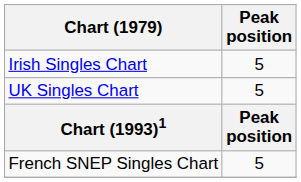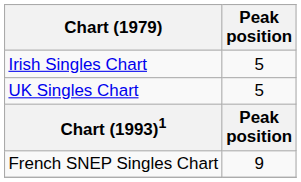(259, 163) 5 -> (259, 163) 9
